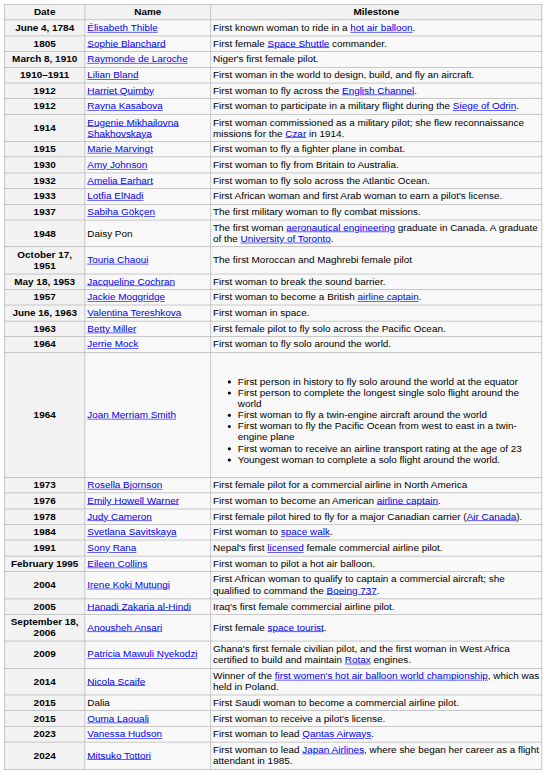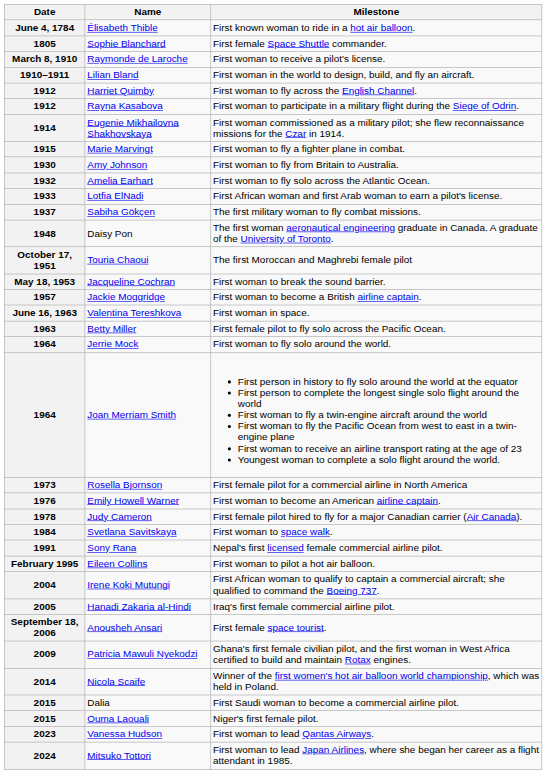(266, 59) Niger's first female pilot. -> (299, 59) First woman to receive a pilot's license.
(299, 718) First woman to receive a pilot's license. -> (266, 718) Niger's first female pilot.
